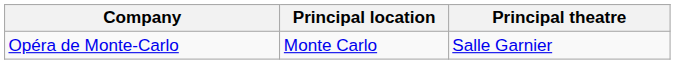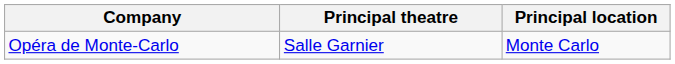columns swapped: (559, 18) <-> (364, 18)
